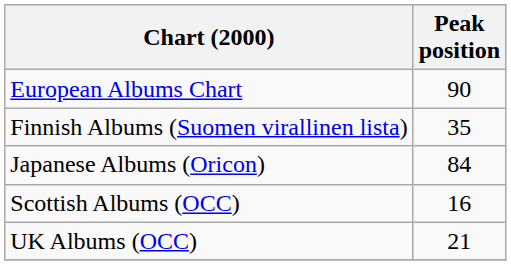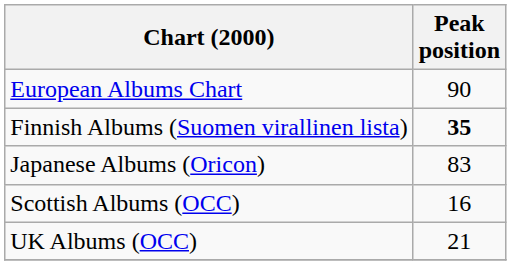(459, 126) normal -> (459, 126) bold
(459, 164) 84 -> (459, 164) 83
